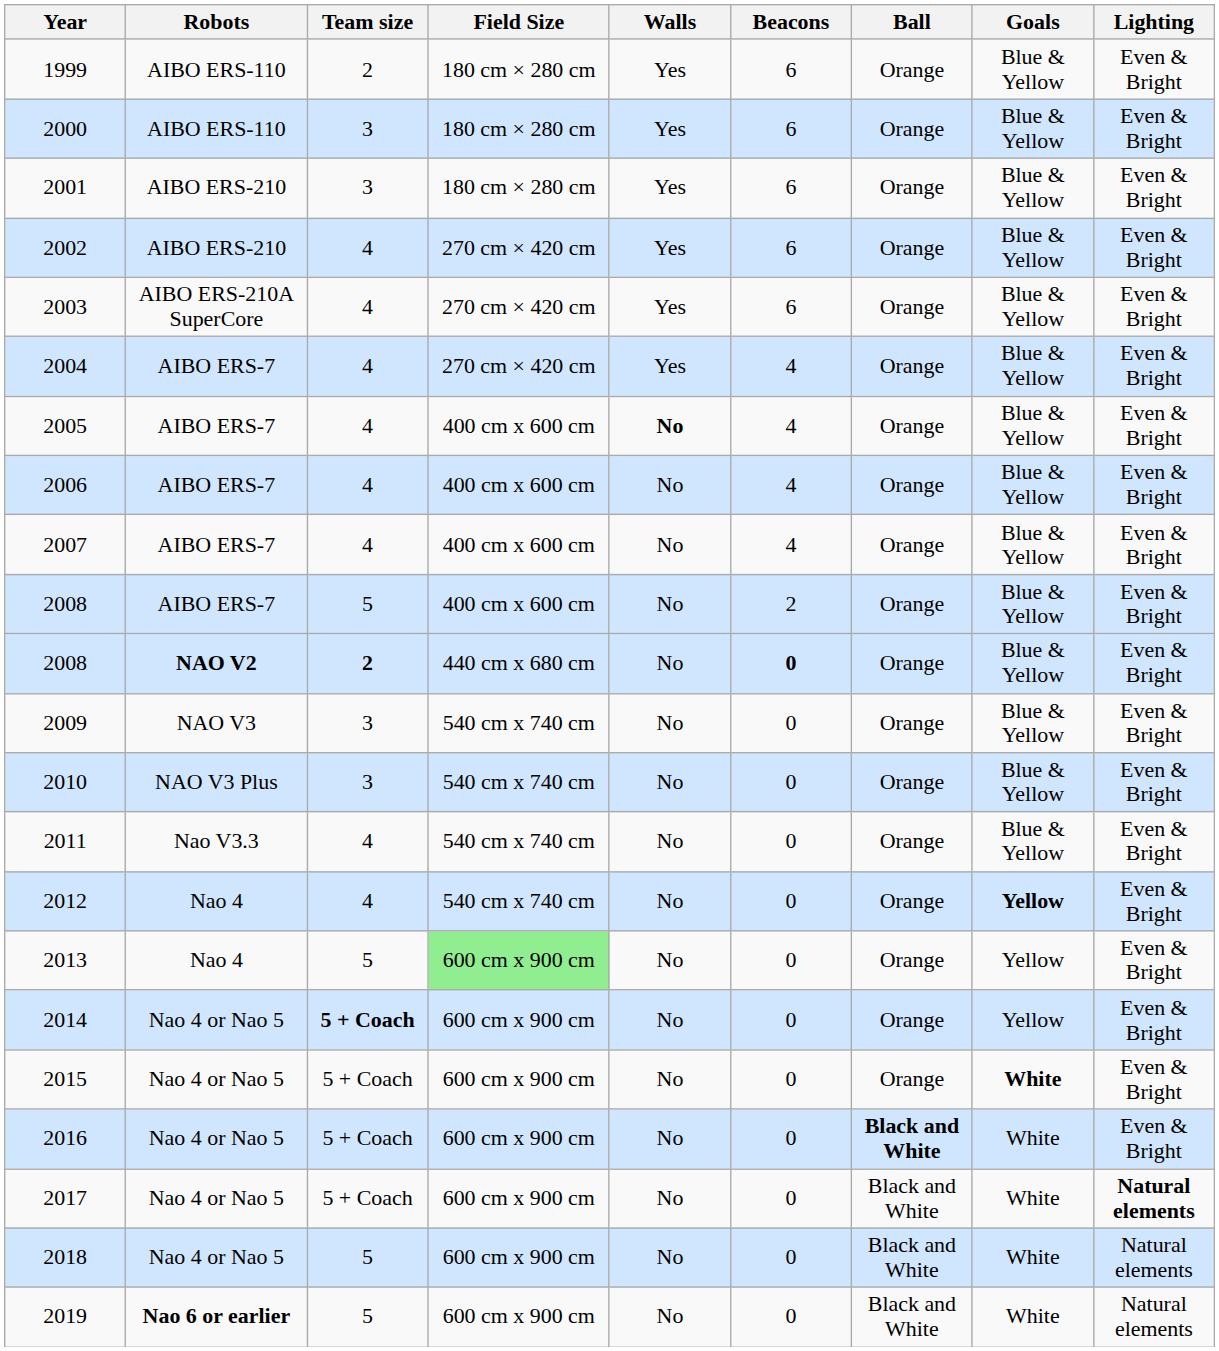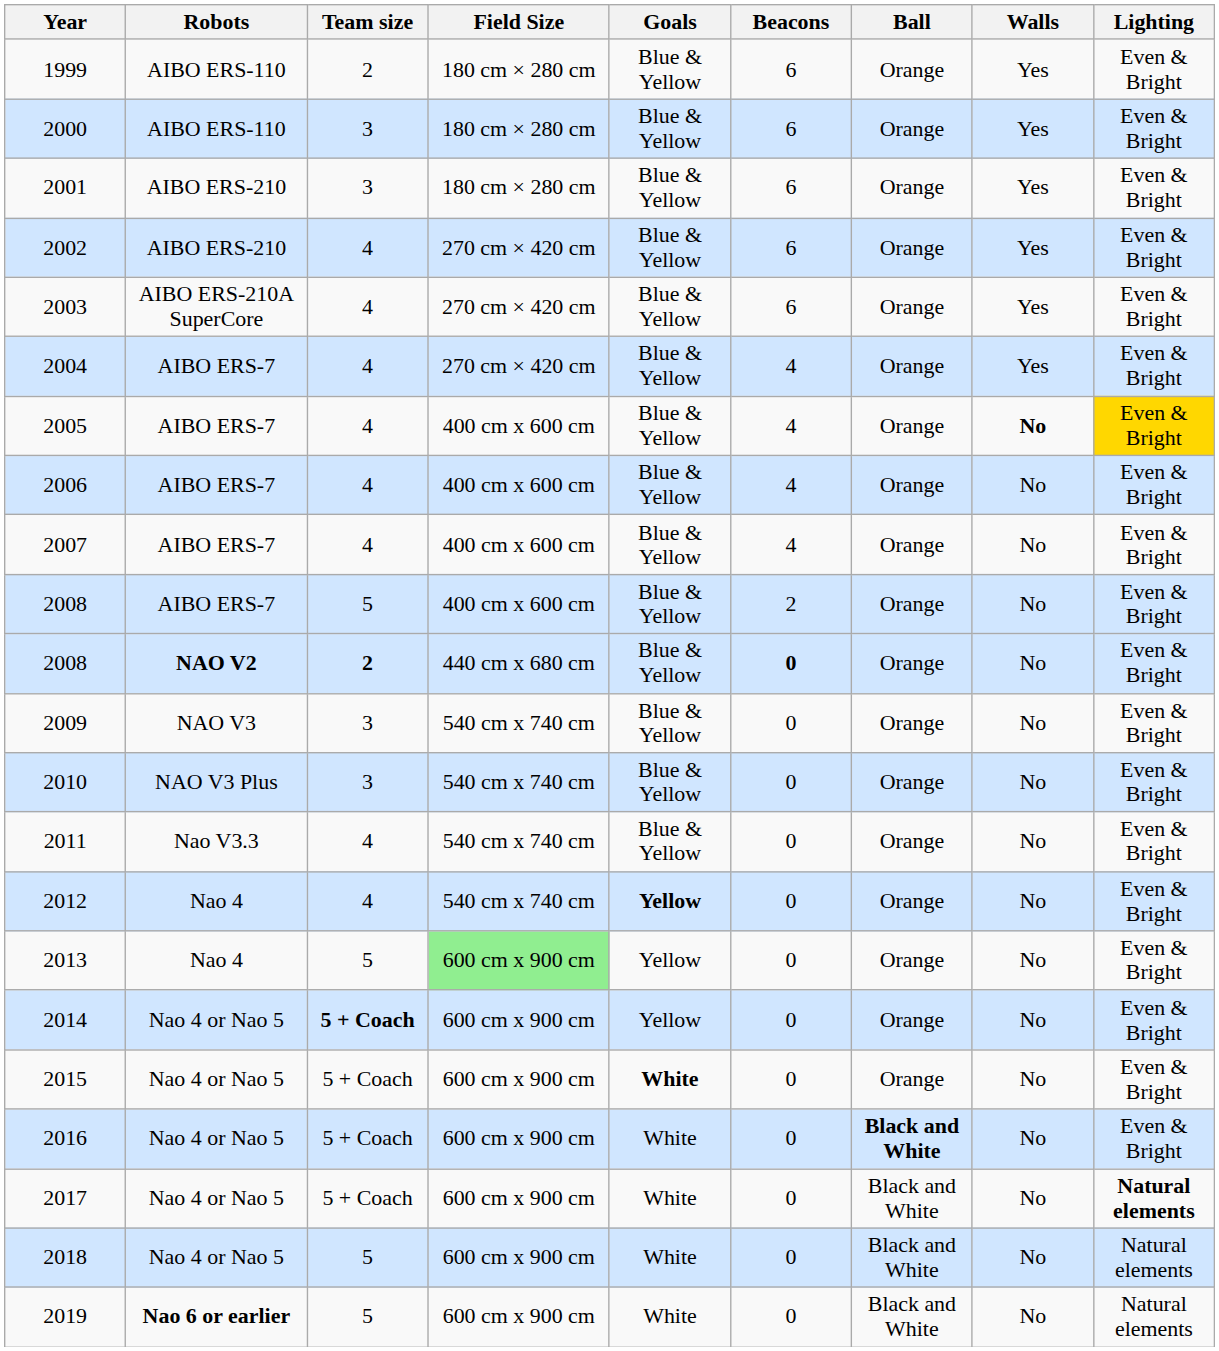columns swapped: (670, 21) <-> (1033, 21)
(1154, 425) no background -> (1154, 425) gold background
